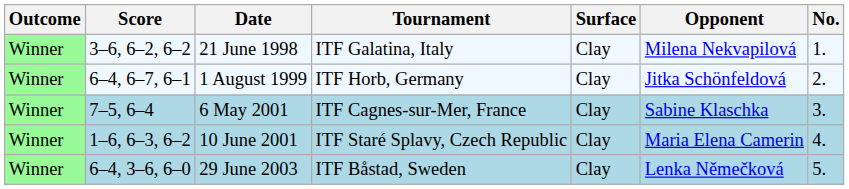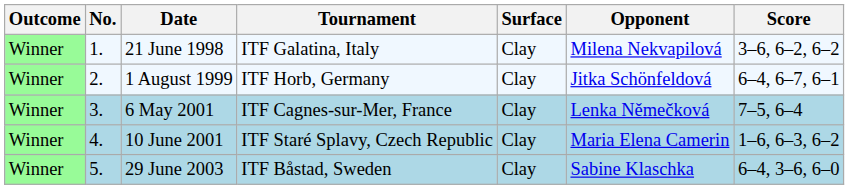columns swapped: (826, 19) <-> (140, 19)
(707, 108) Sabine Klaschka -> (640, 108) Lenka Němečková
(714, 168) Lenka Němečková -> (632, 168) Sabine Klaschka
